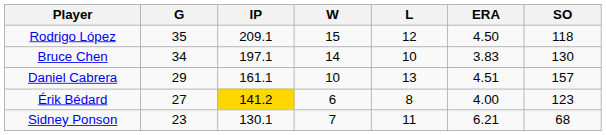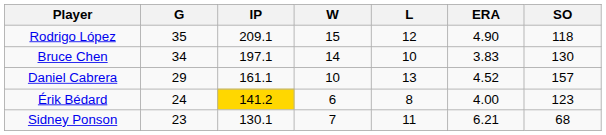(486, 36) 4.50 -> (486, 36) 4.90
(486, 78) 4.51 -> (486, 78) 4.52
(179, 99) 27 -> (179, 99) 24
